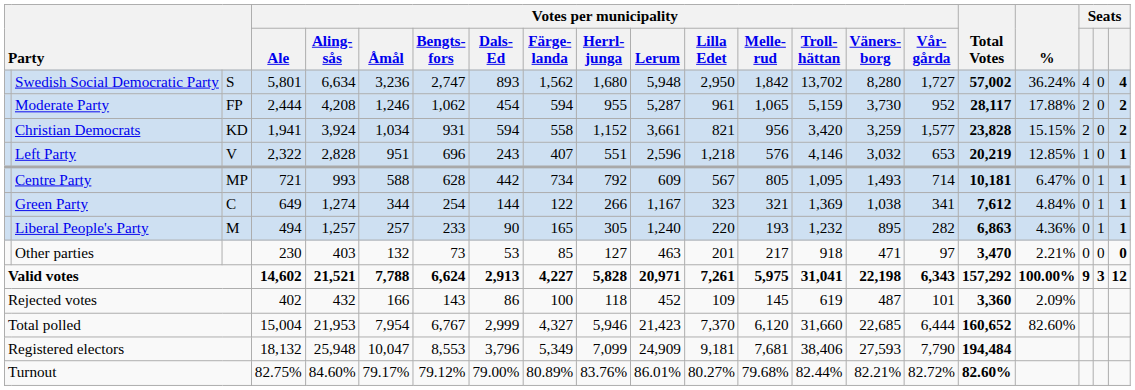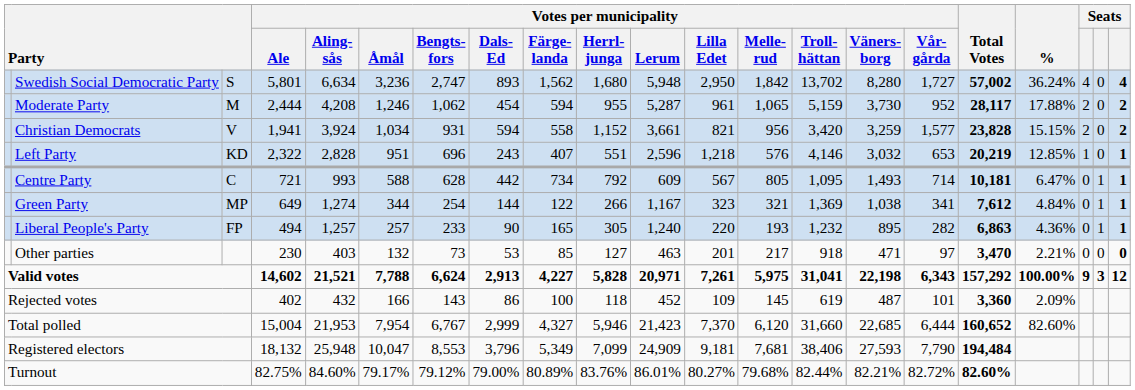(234, 105) FP -> (233, 105) M
(237, 130) KD -> (231, 130) V
(231, 154) V -> (237, 154) KD
(237, 180) MP -> (231, 180) C
(231, 204) C -> (237, 204) MP
(233, 228) M -> (234, 228) FP
